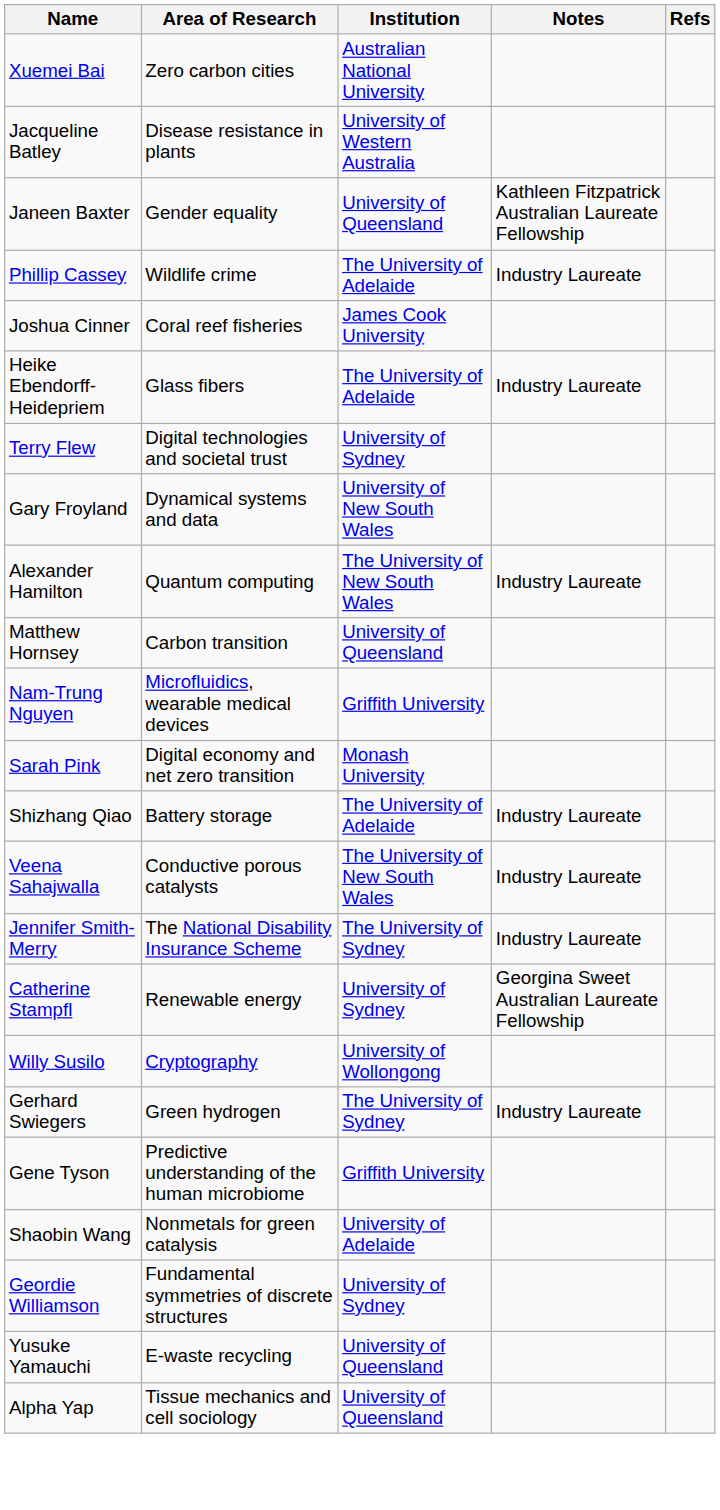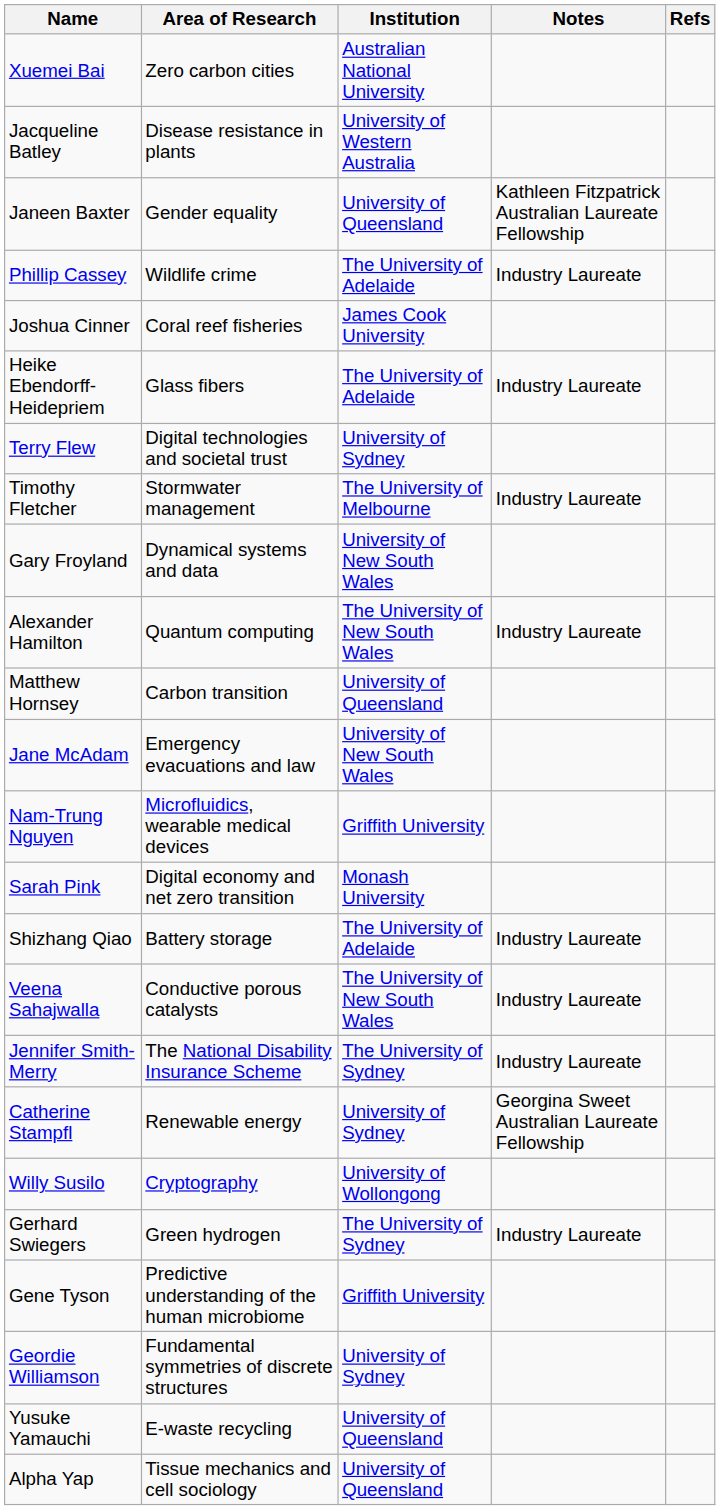+ row: (43, 499)
+ row: (69, 754)
- row: (70, 1234)
